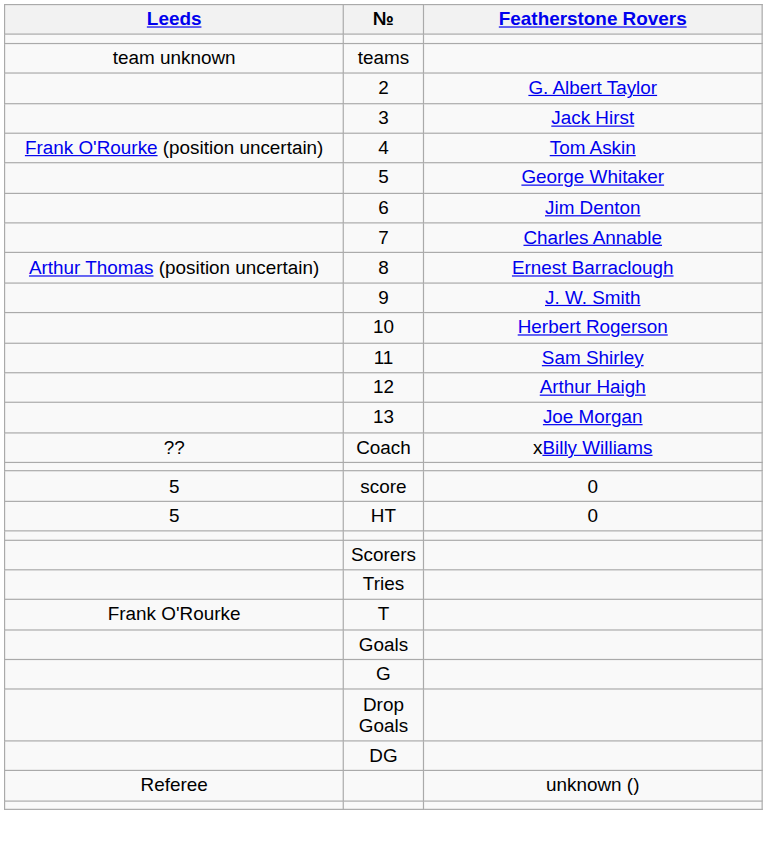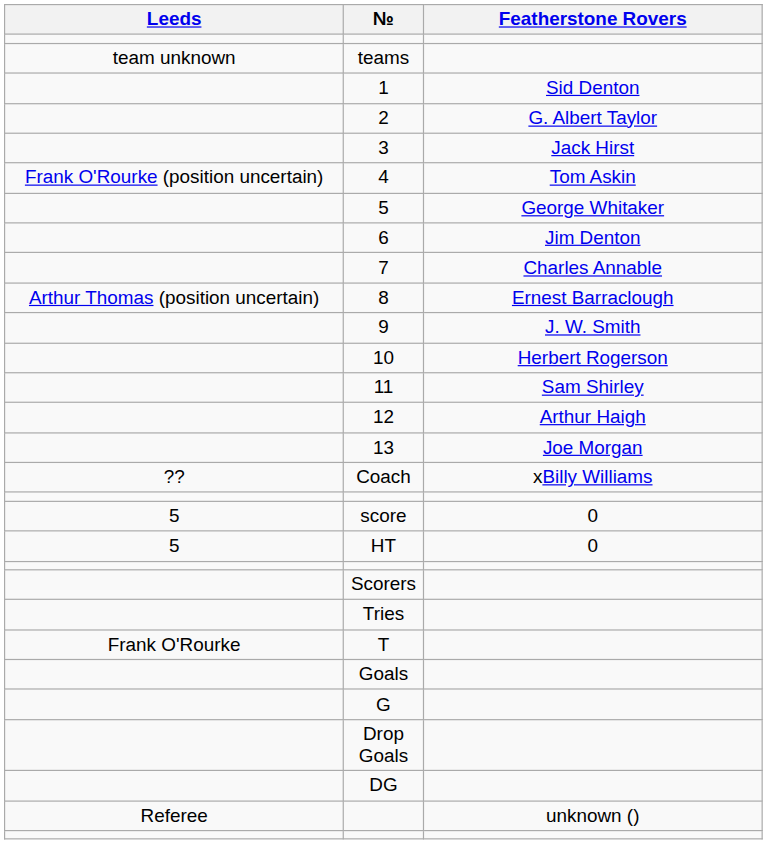+ row: (383, 88)
